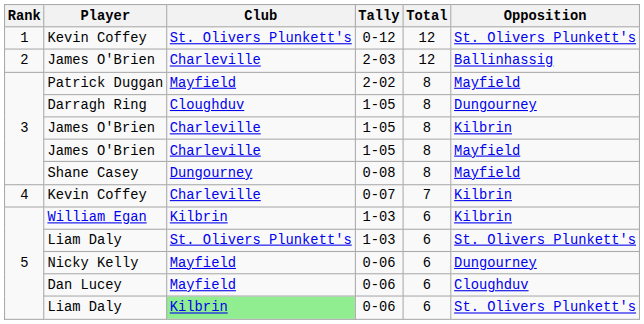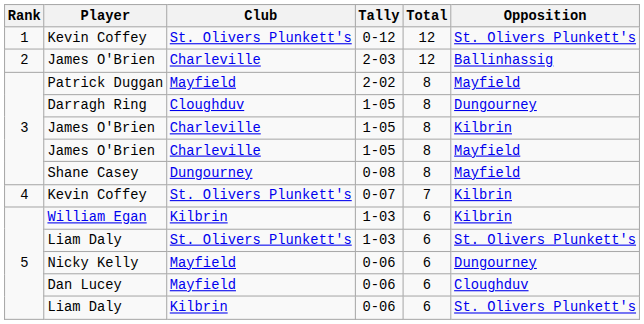(215, 195) Charleville -> (261, 195) St. Olivers Plunkett's
(199, 308) lightgreen background -> (199, 308) no background
